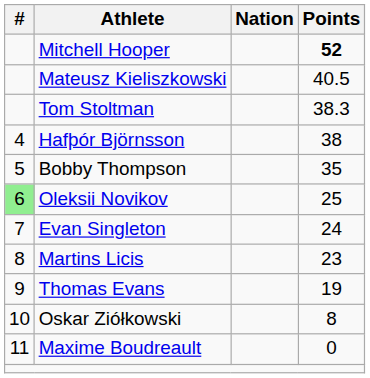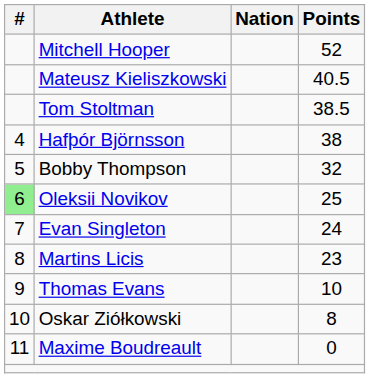(331, 49) bold -> (331, 49) normal
(331, 109) 38.3 -> (331, 109) 38.5
(331, 169) 35 -> (331, 169) 32
(331, 288) 19 -> (331, 288) 10
